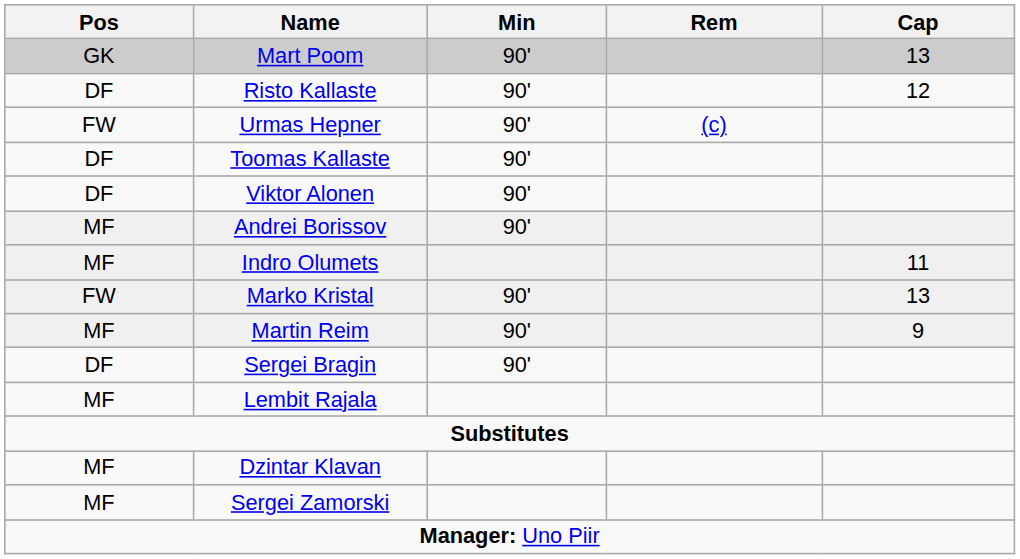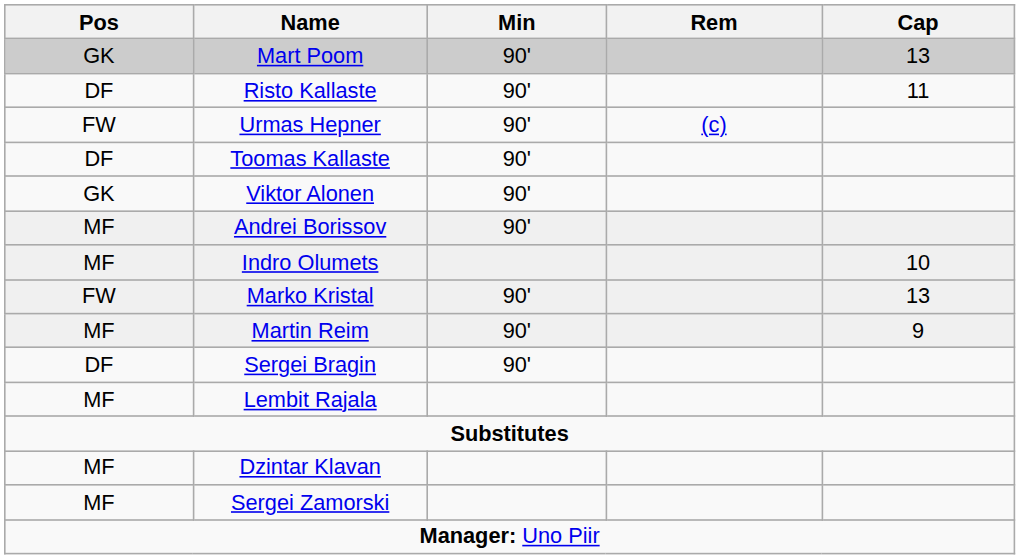(918, 90) 12 -> (918, 90) 11
(99, 193) DF -> (99, 193) GK
(918, 262) 11 -> (918, 262) 10
